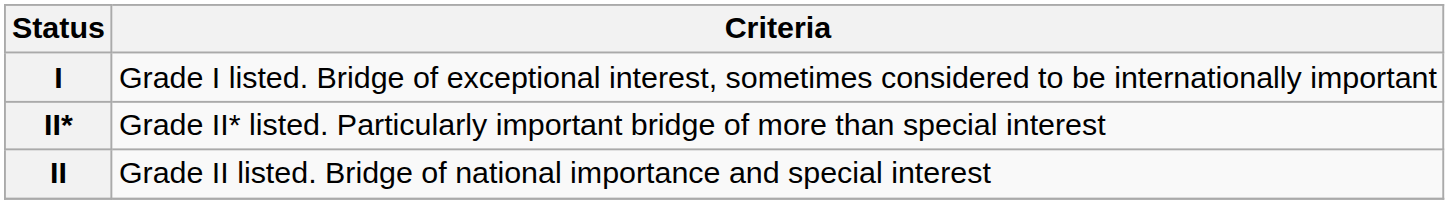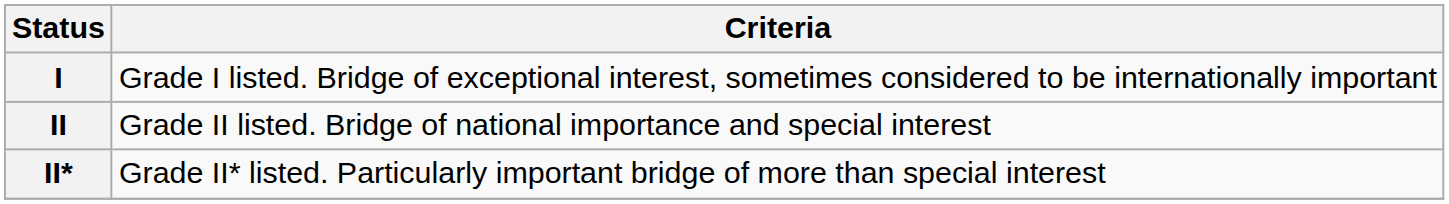rows swapped: (58, 125) <-> (58, 173)
